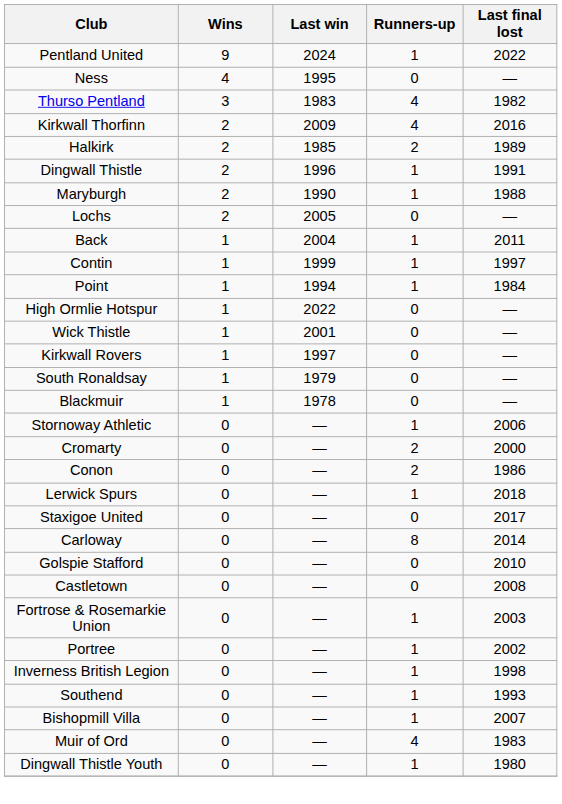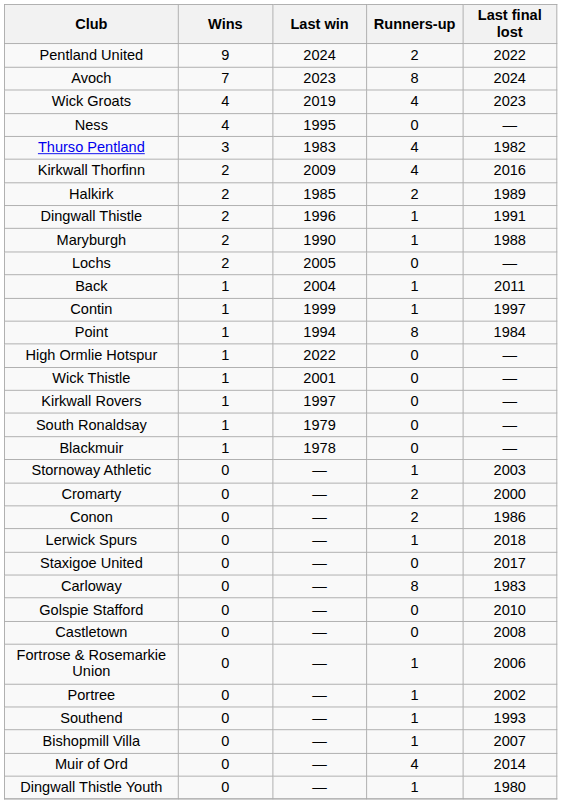(415, 55) 1 -> (415, 55) 2
+ row: (91, 78)
+ row: (91, 101)
(415, 286) 1 -> (415, 332) 8
(510, 424) 2006 -> (510, 471) 2003
(510, 540) 2014 -> (510, 586) 1983
(510, 617) 2003 -> (510, 664) 2006
- row: (91, 672)
(510, 741) 1983 -> (510, 764) 2014
